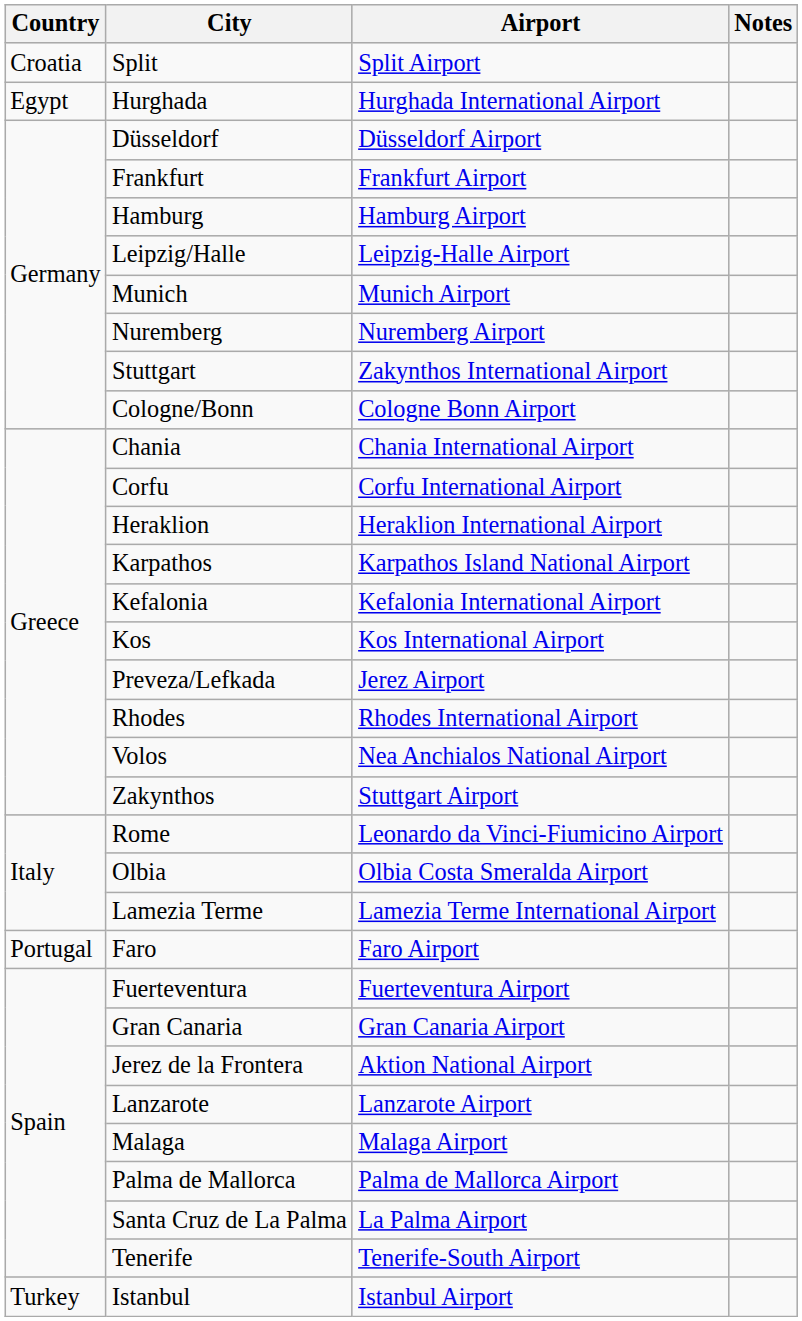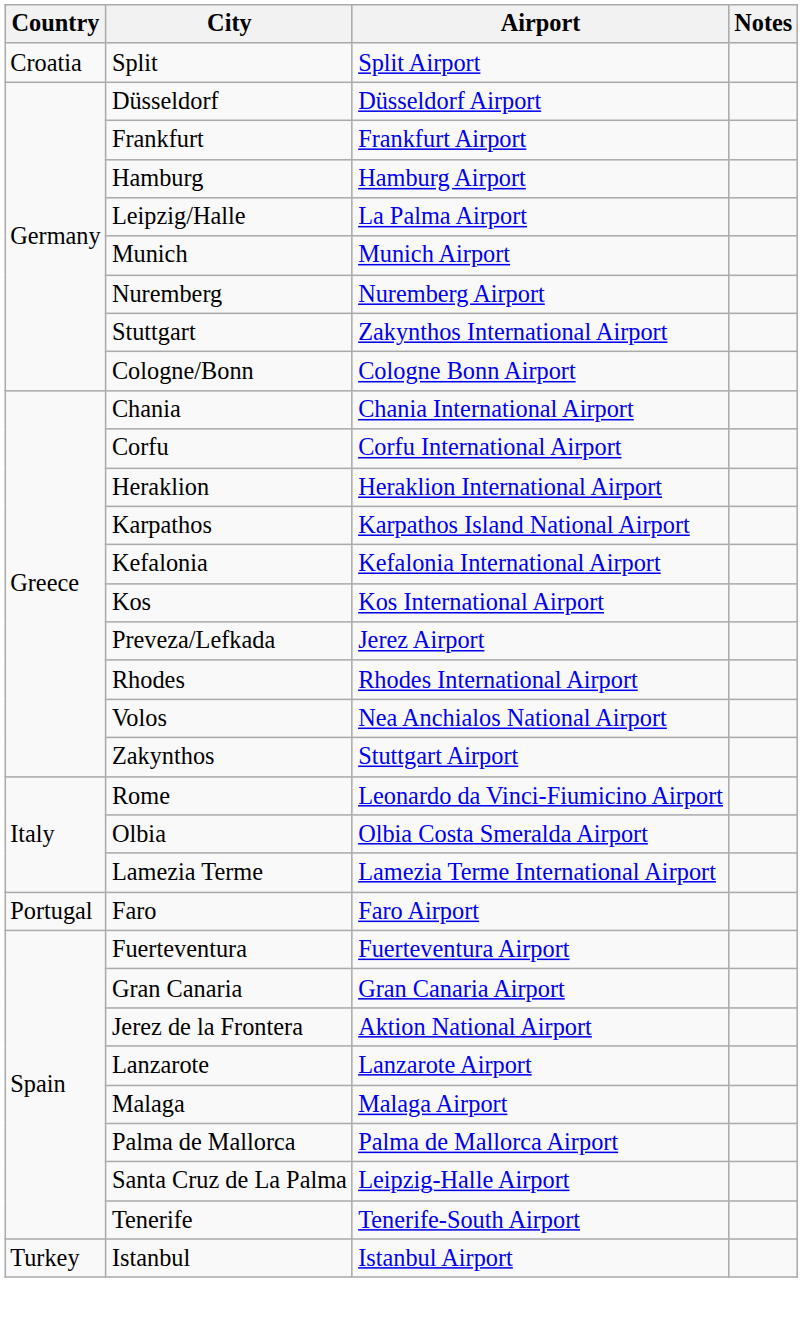- row: (160, 100)
(464, 255) Leipzig-Halle Airport -> (443, 216) La Palma Airport
(443, 1219) La Palma Airport -> (464, 1180) Leipzig-Halle Airport
